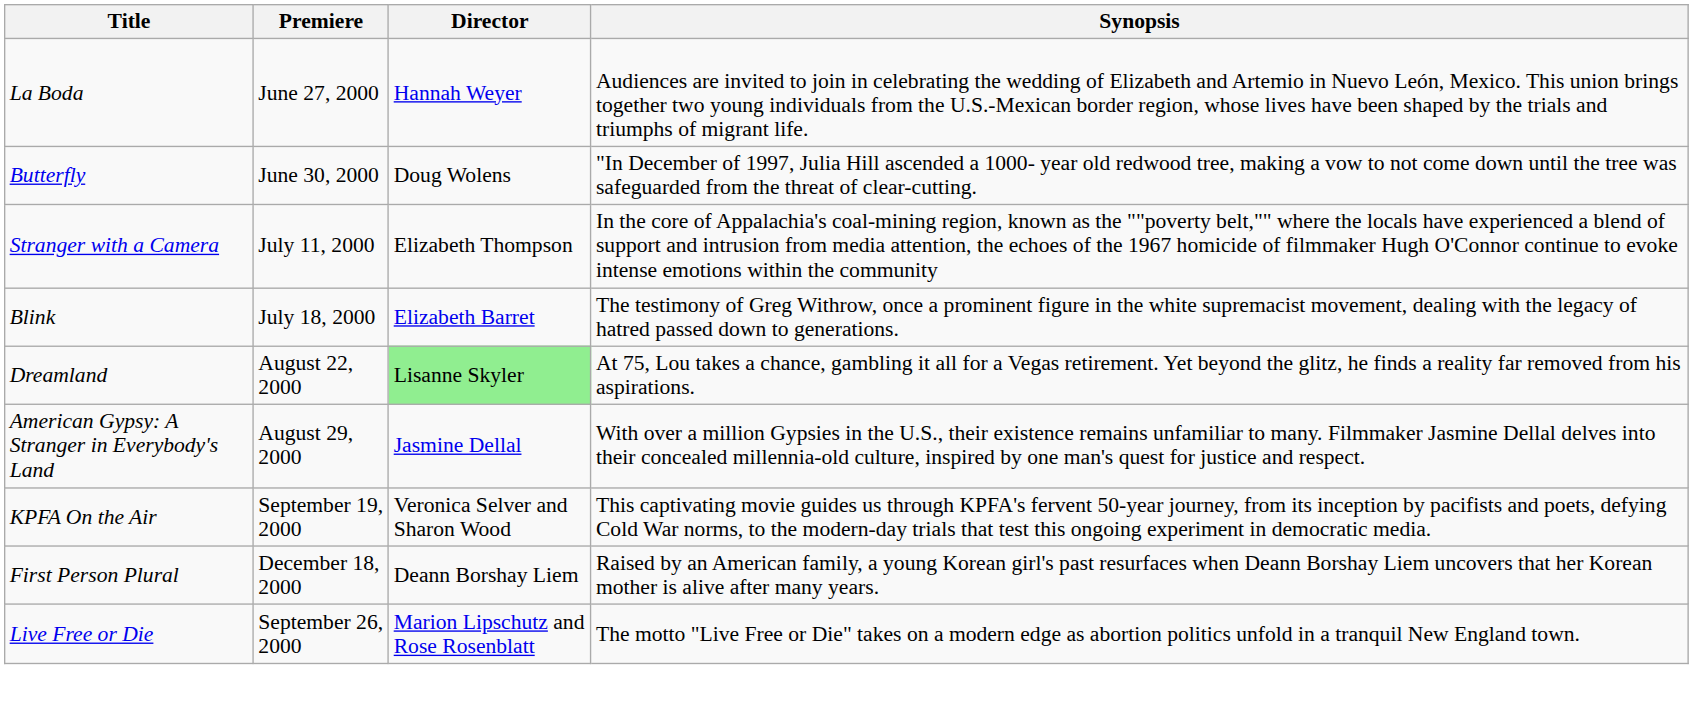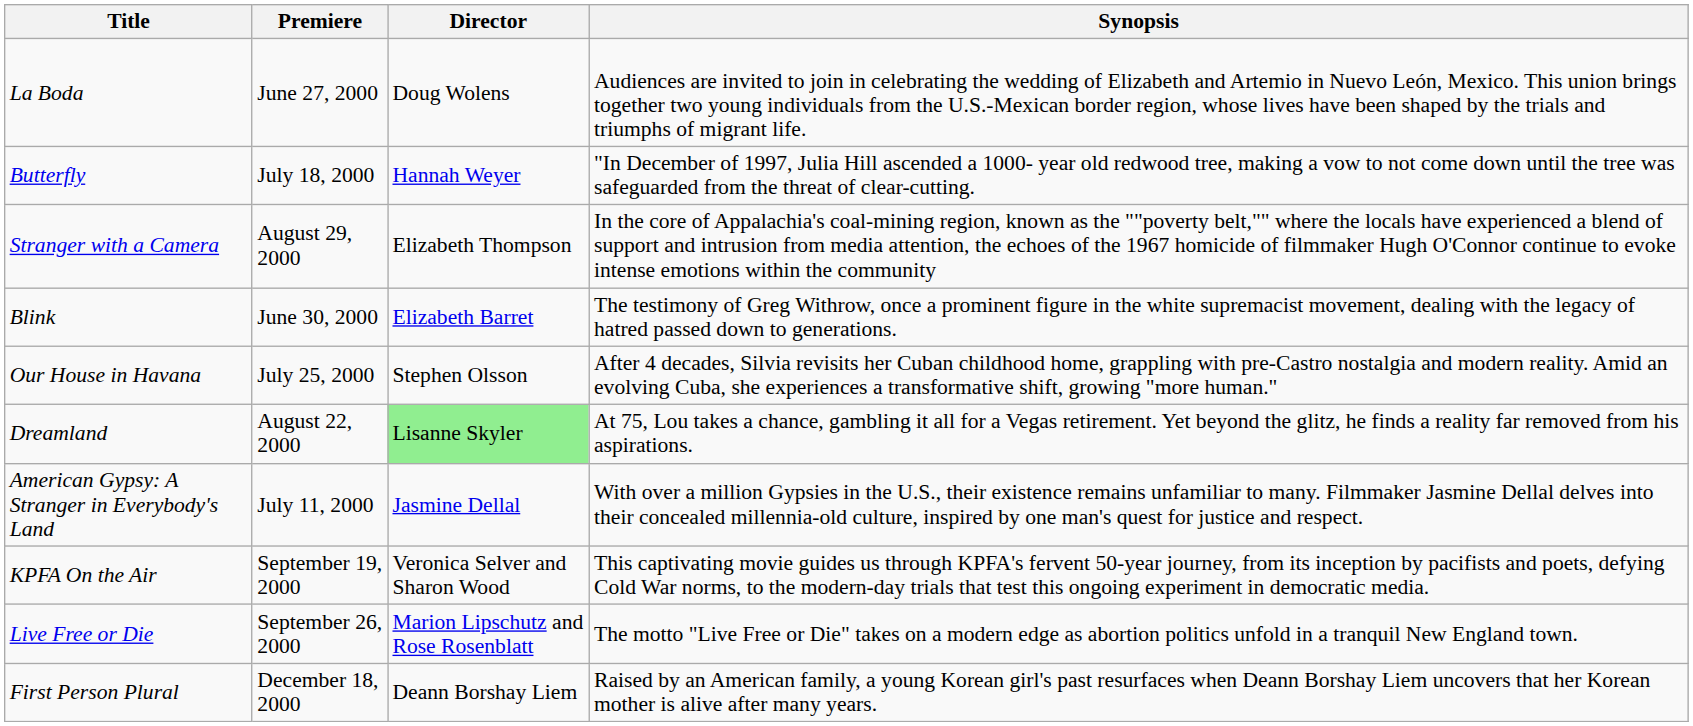(458, 92) Hannah Weyer -> (451, 92) Doug Wolens
(319, 175) June 30, 2000 -> (316, 175) July 18, 2000
(452, 175) Doug Wolens -> (456, 175) Hannah Weyer
(316, 245) July 11, 2000 -> (305, 245) August 29, 2000
(317, 316) July 18, 2000 -> (318, 316) June 30, 2000
+ row: (105, 375)
(306, 445) August 29, 2000 -> (315, 504) July 11, 2000
rows swapped: (82, 633) <-> (94, 575)
